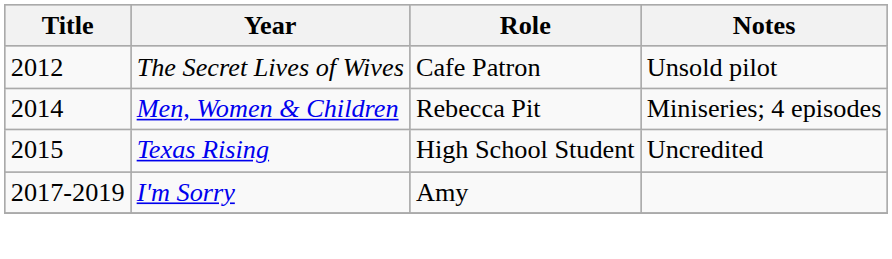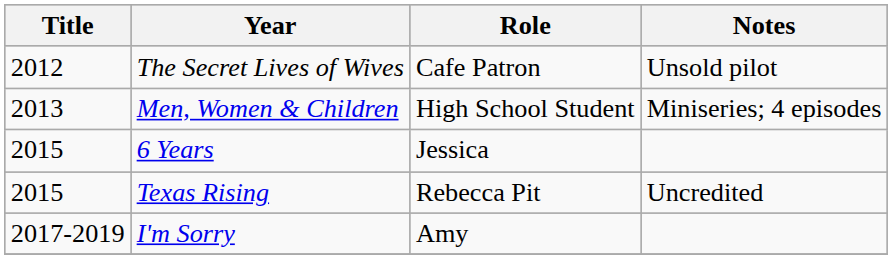(37, 108) 2014 -> (37, 108) 2013
(478, 108) Rebecca Pit -> (525, 108) High School Student
+ row: (175, 150)
(525, 150) High School Student -> (478, 191) Rebecca Pit
